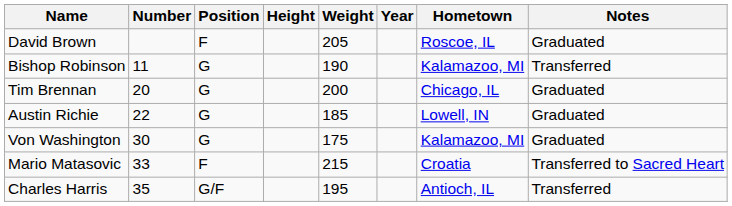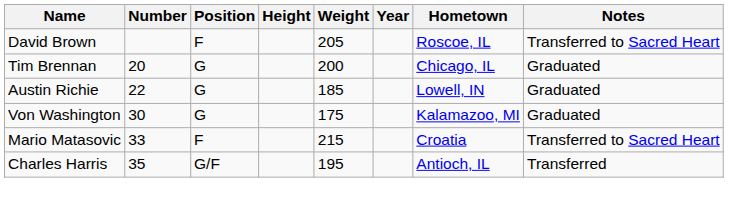(568, 41) Graduated -> (623, 41) Transferred to Sacred Heart
- row: (67, 66)
